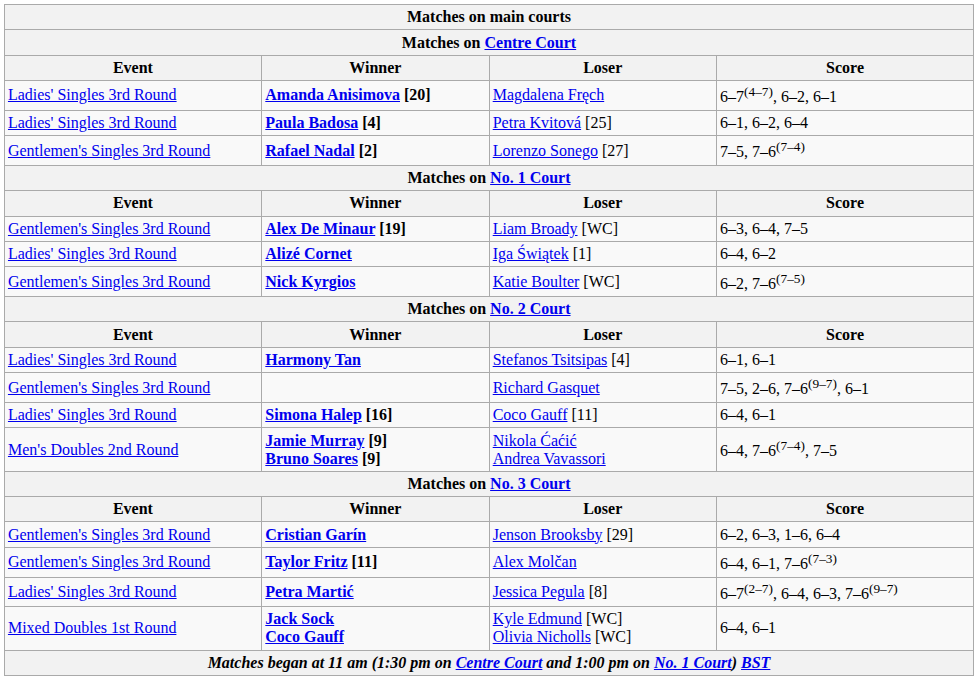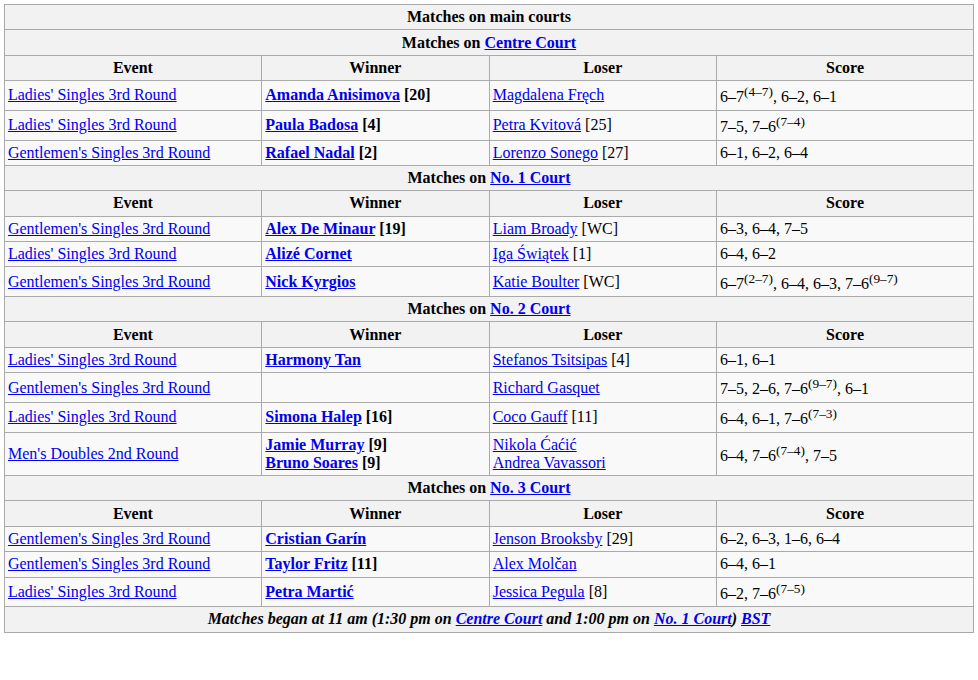(764, 123) 6–1, 6–2, 6–4 -> (762, 125) 7–5, 7–6(7–4)
(762, 150) 7–5, 7–6(7–4) -> (764, 152) 6–1, 6–2, 6–4
(762, 281) 6–2, 7–6(7–5) -> (809, 281) 6–7(2–7), 6–4, 6–3, 7–6(9–7)
(748, 415) 6–4, 6–1 -> (778, 417) 6–4, 6–1, 7–6(7–3)
(778, 562) 6–4, 6–1, 7–6(7–3) -> (748, 564) 6–4, 6–1
(809, 591) 6–7(2–7), 6–4, 6–3, 7–6(9–7) -> (762, 591) 6–2, 7–6(7–5)
- row: (305, 628)
